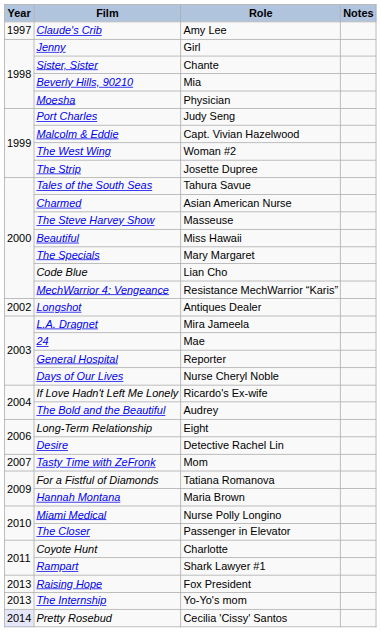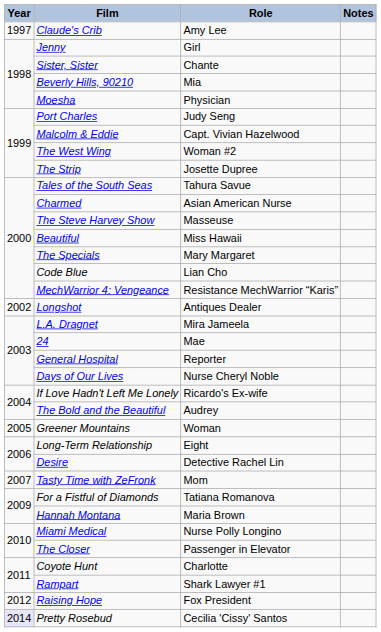+ row: (83, 428)
(19, 584) 2013 -> (19, 601) 2012
- row: (71, 601)
